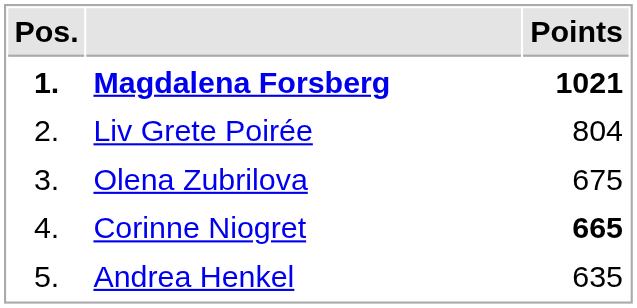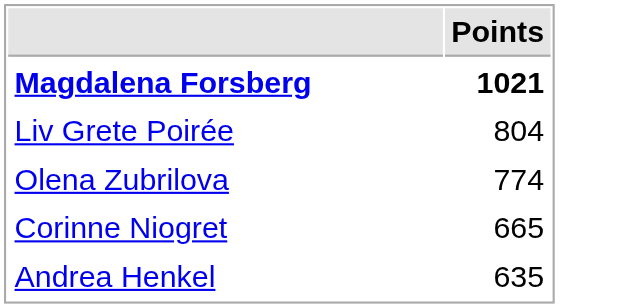- column: (47, 31)
(598, 179) 675 -> (519, 179) 774
(598, 228) bold -> (519, 228) normal
